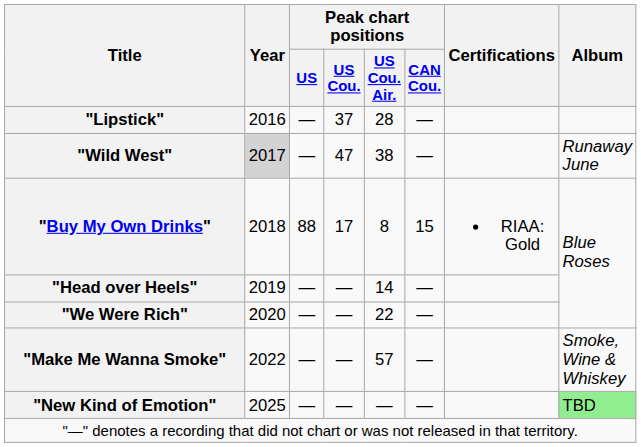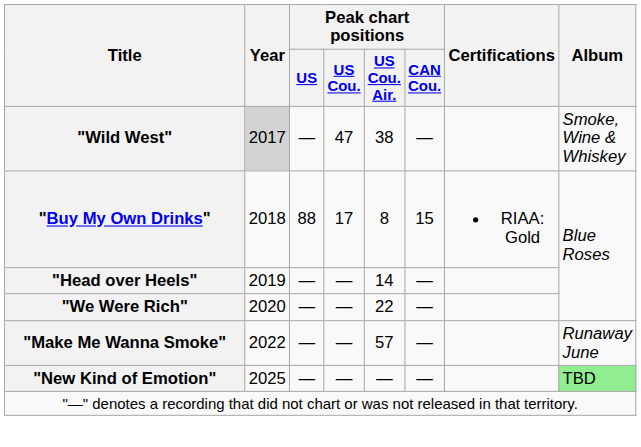- row: (125, 119)
(597, 155) Runaway June -> (594, 138) Smoke, Wine & Whiskey
(594, 359) Smoke, Wine & Whiskey -> (597, 342) Runaway June
